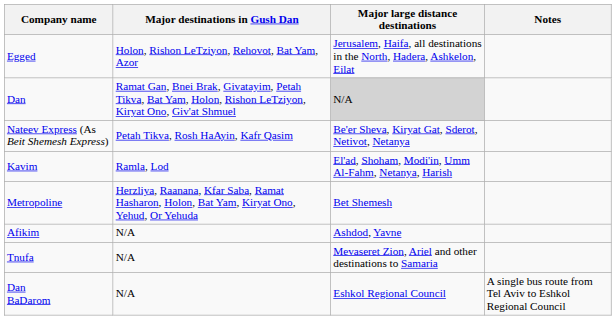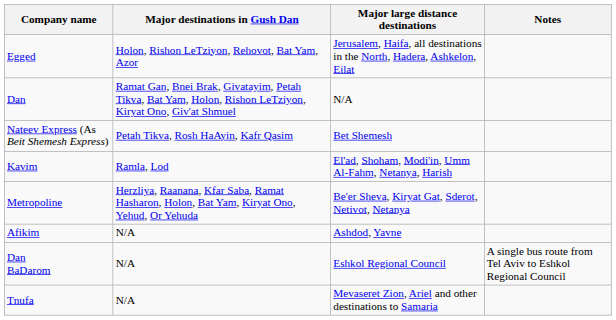(343, 99) lightgrey background -> (343, 99) no background
(405, 135) Be'er Sheva, Kiryat Gat, Sderot, Netivot, Netanya -> (363, 135) Bet Shemesh
(363, 202) Bet Shemesh -> (405, 202) Be'er Sheva, Kiryat Gat, Sderot, Netivot, Netanya
rows swapped: (29, 294) <-> (20, 257)
